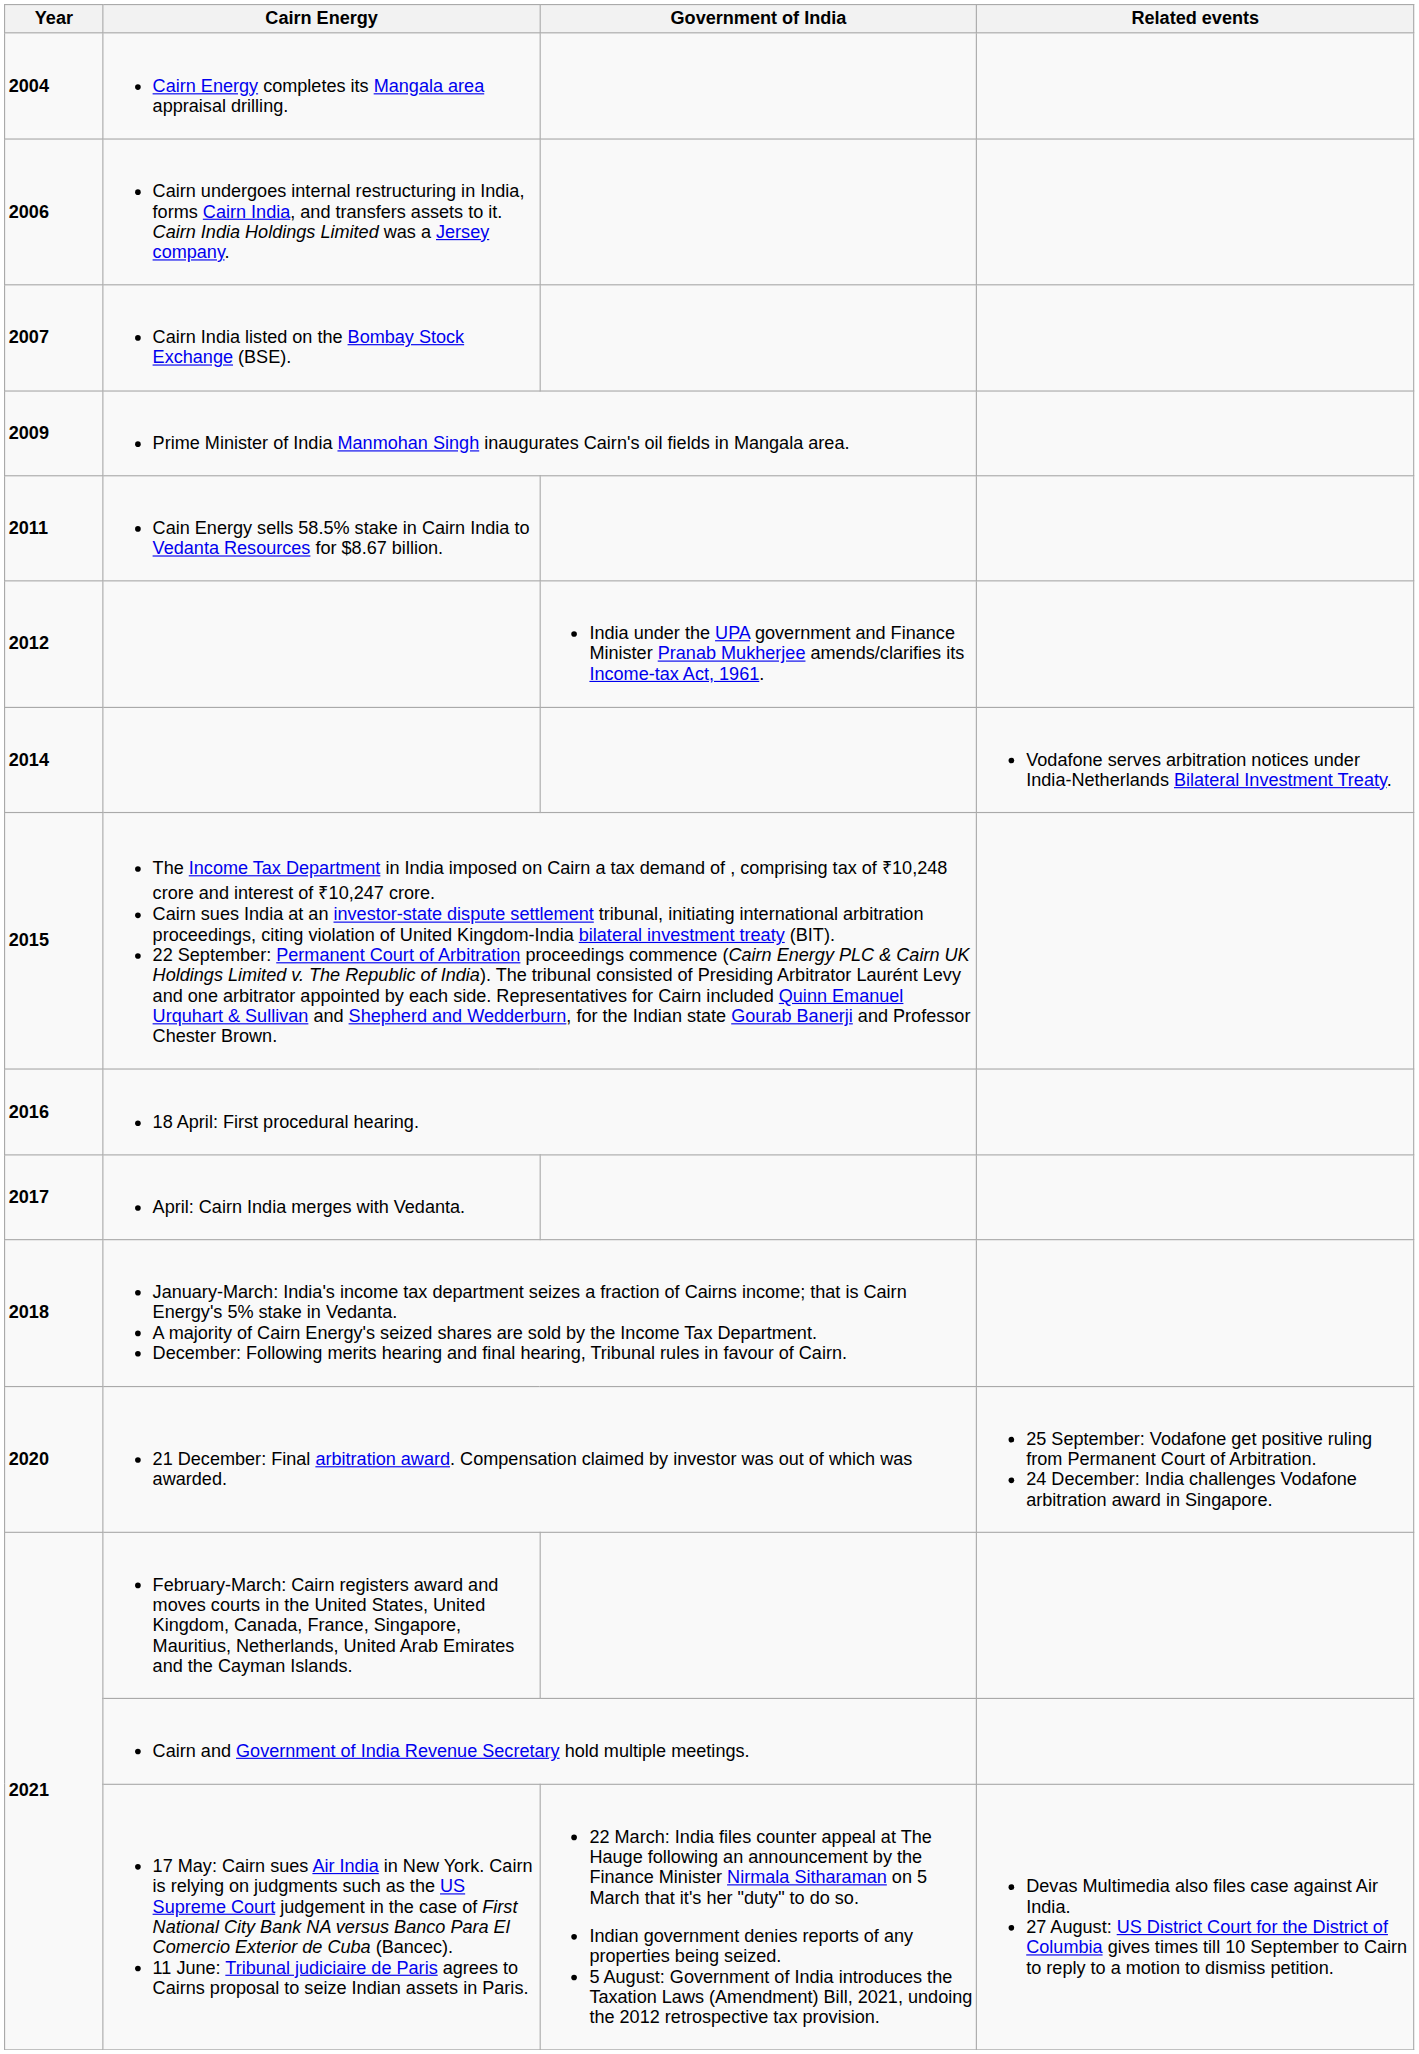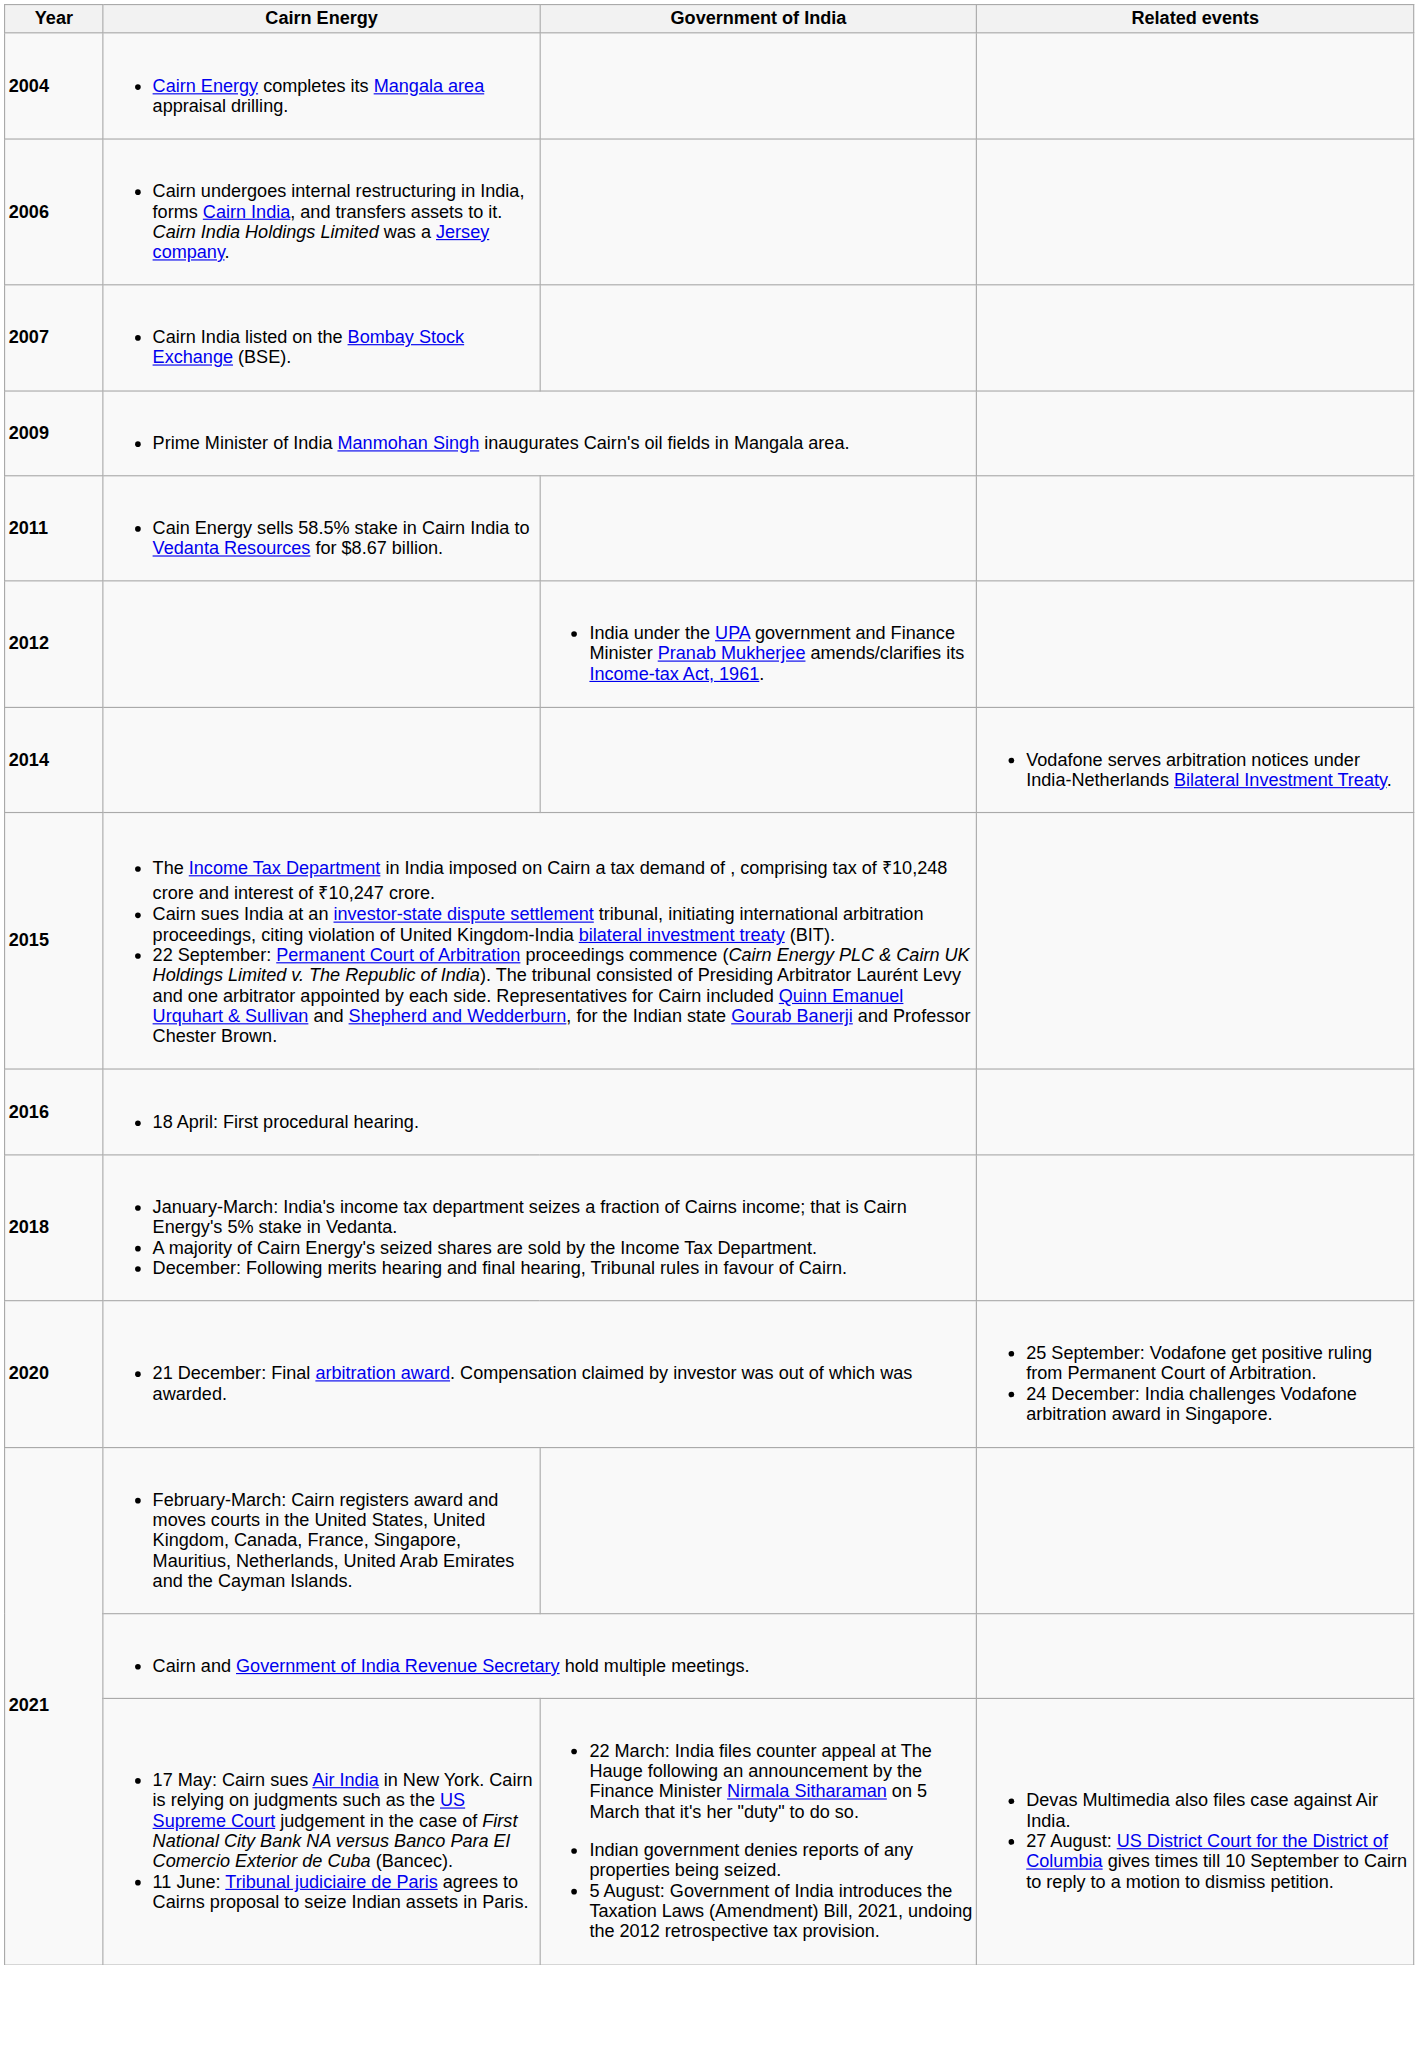- row: (29, 1197)
